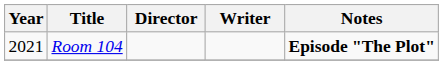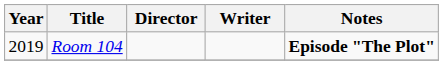(26, 45) 2021 -> (26, 45) 2019
